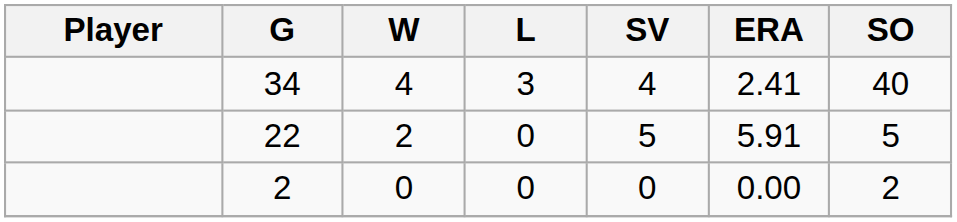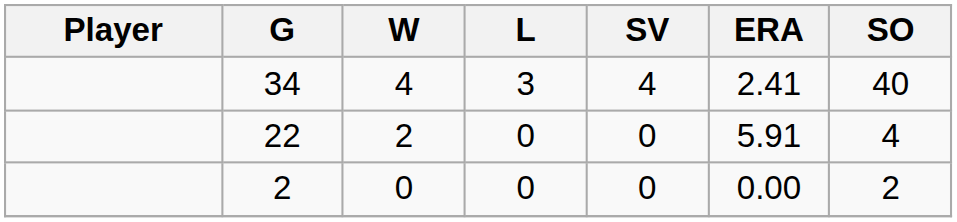(647, 135) 5 -> (647, 135) 0
(891, 135) 5 -> (891, 135) 4
